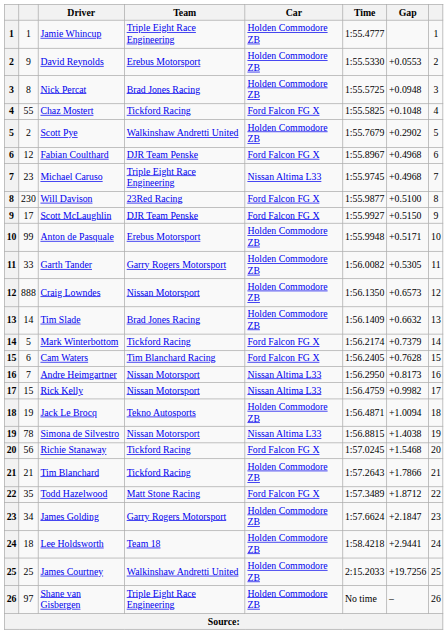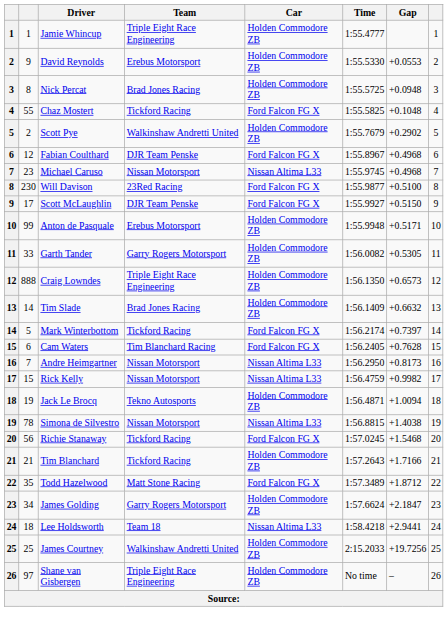(161, 177) Triple Eight Race Engineering -> (163, 171) Nissan Motorsport
(163, 292) Nissan Motorsport -> (161, 280) Triple Eight Race Engineering
(405, 342) +0.7379 -> (405, 330) +0.7397
(405, 472) +1.7866 -> (405, 460) +1.7166
(288, 543) Holden Commodore ZB -> (284, 526) Nissan Altima L33
